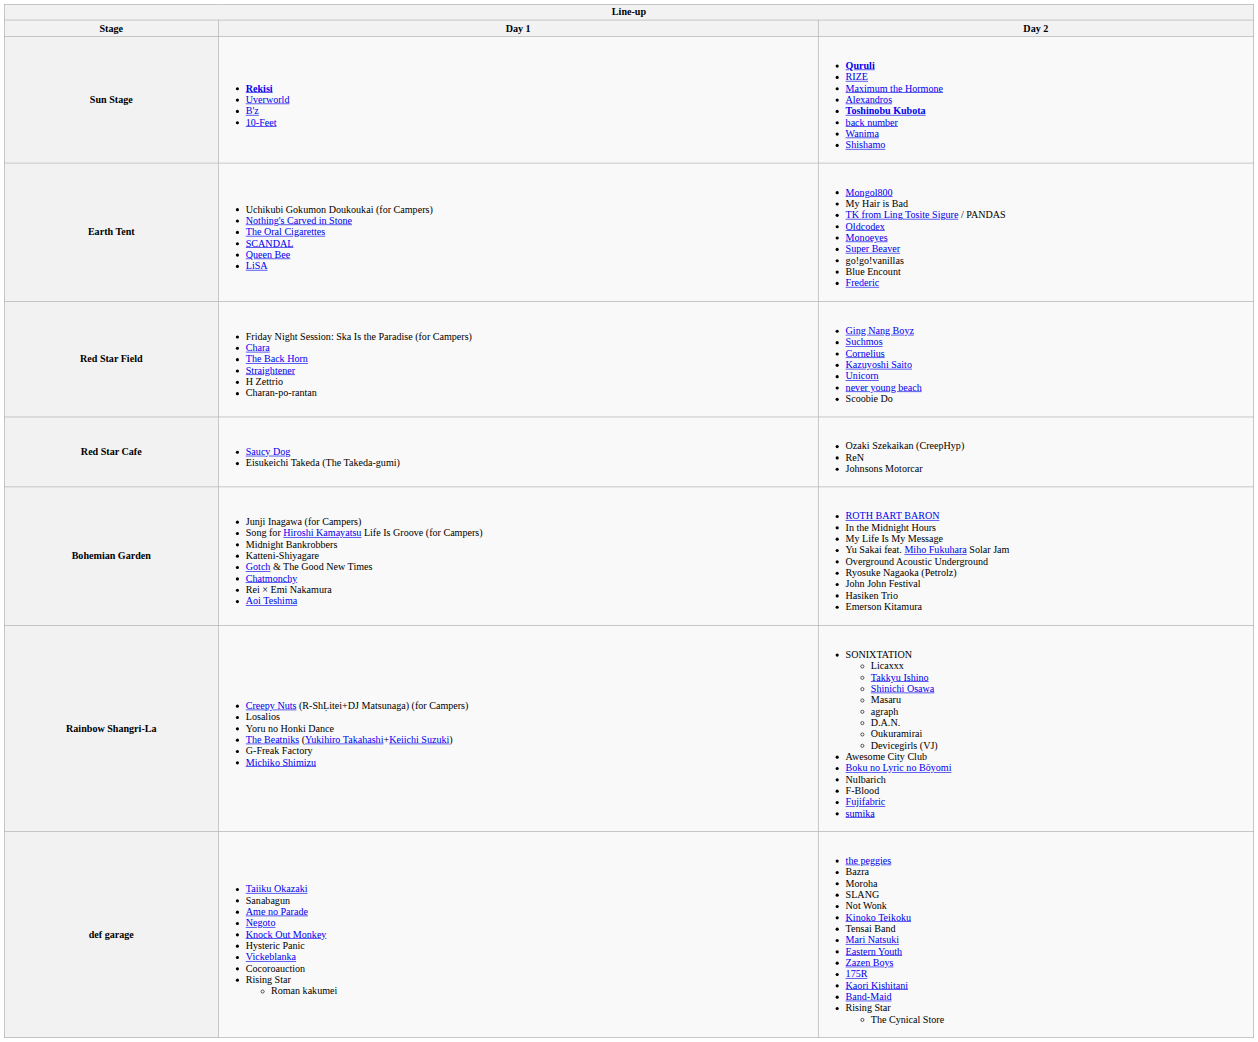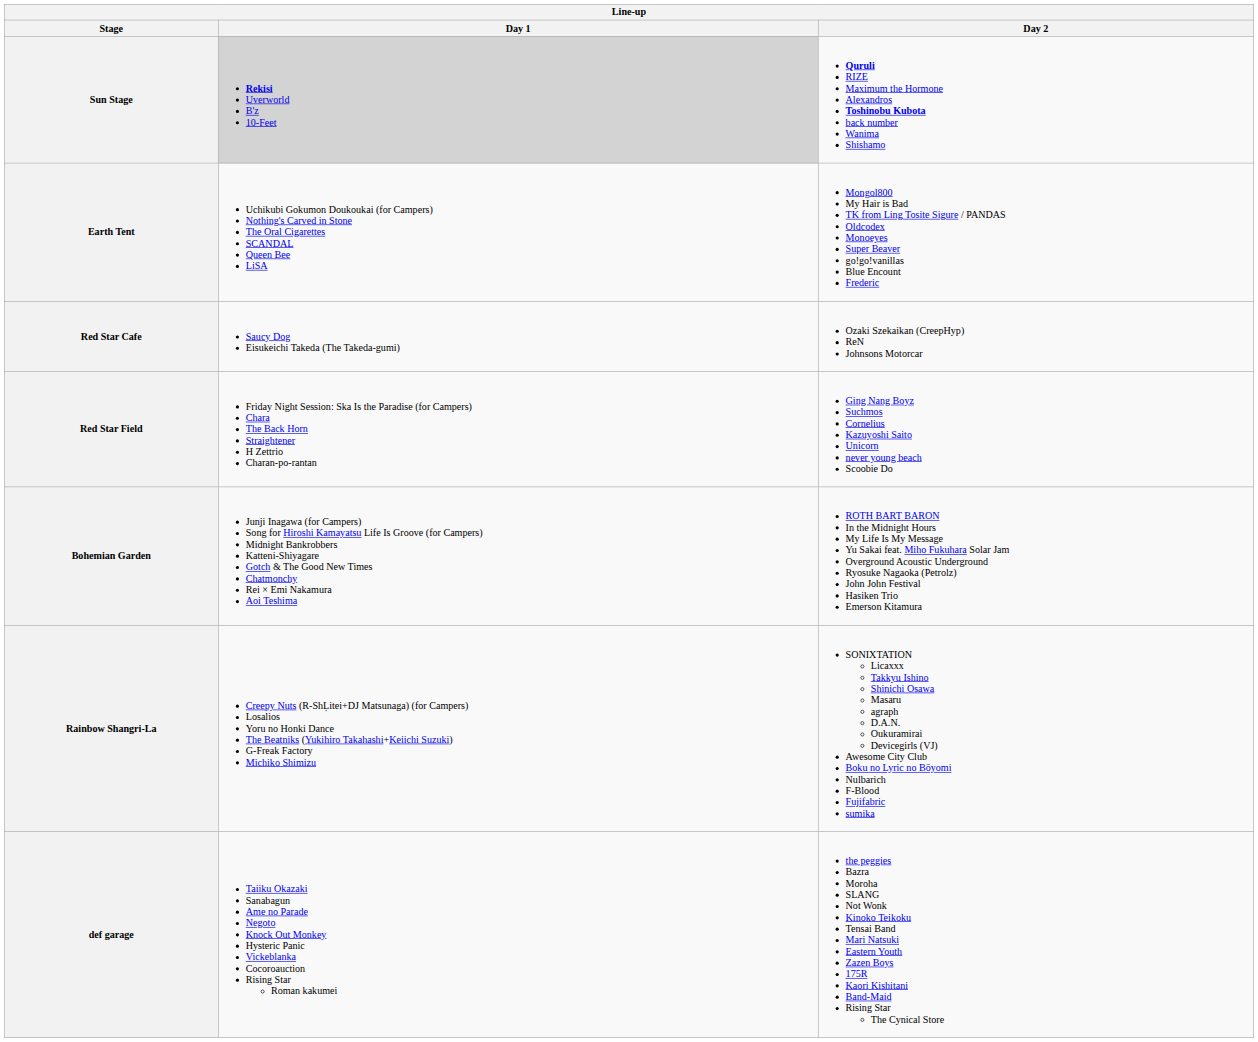(518, 105) no background -> (518, 105) lightgrey background
rows swapped: (111, 359) <-> (111, 452)
